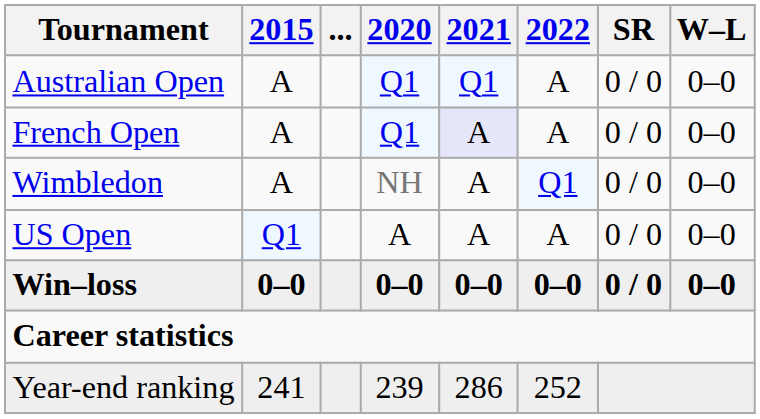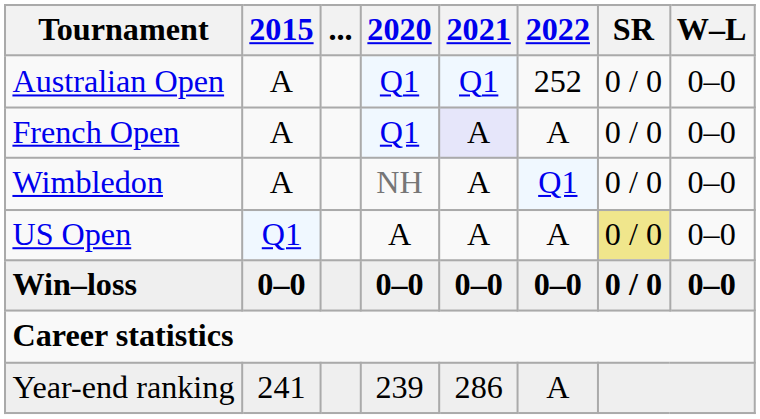(558, 81) A -> (558, 81) 252
(633, 234) no background -> (633, 234) khaki background
(558, 387) 252 -> (558, 387) A
